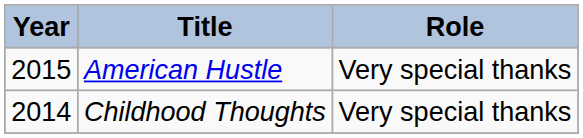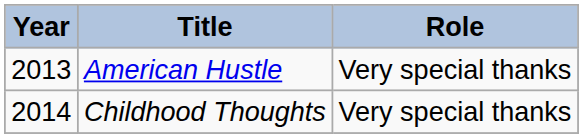(41, 69) 2015 -> (41, 69) 2013
